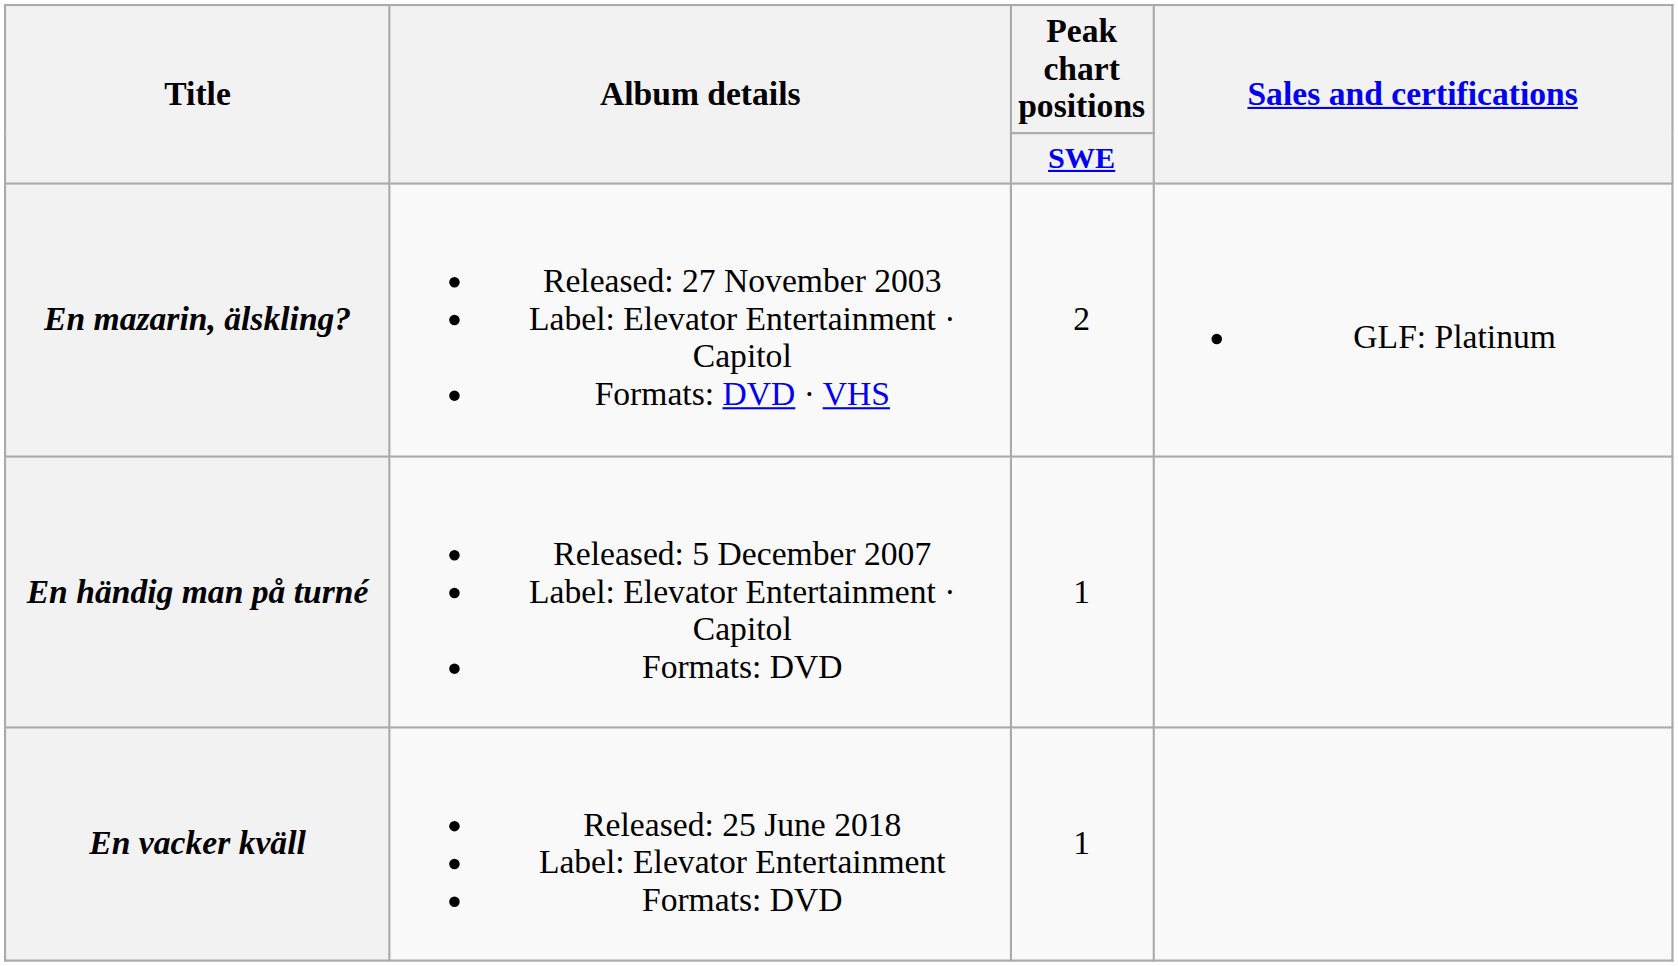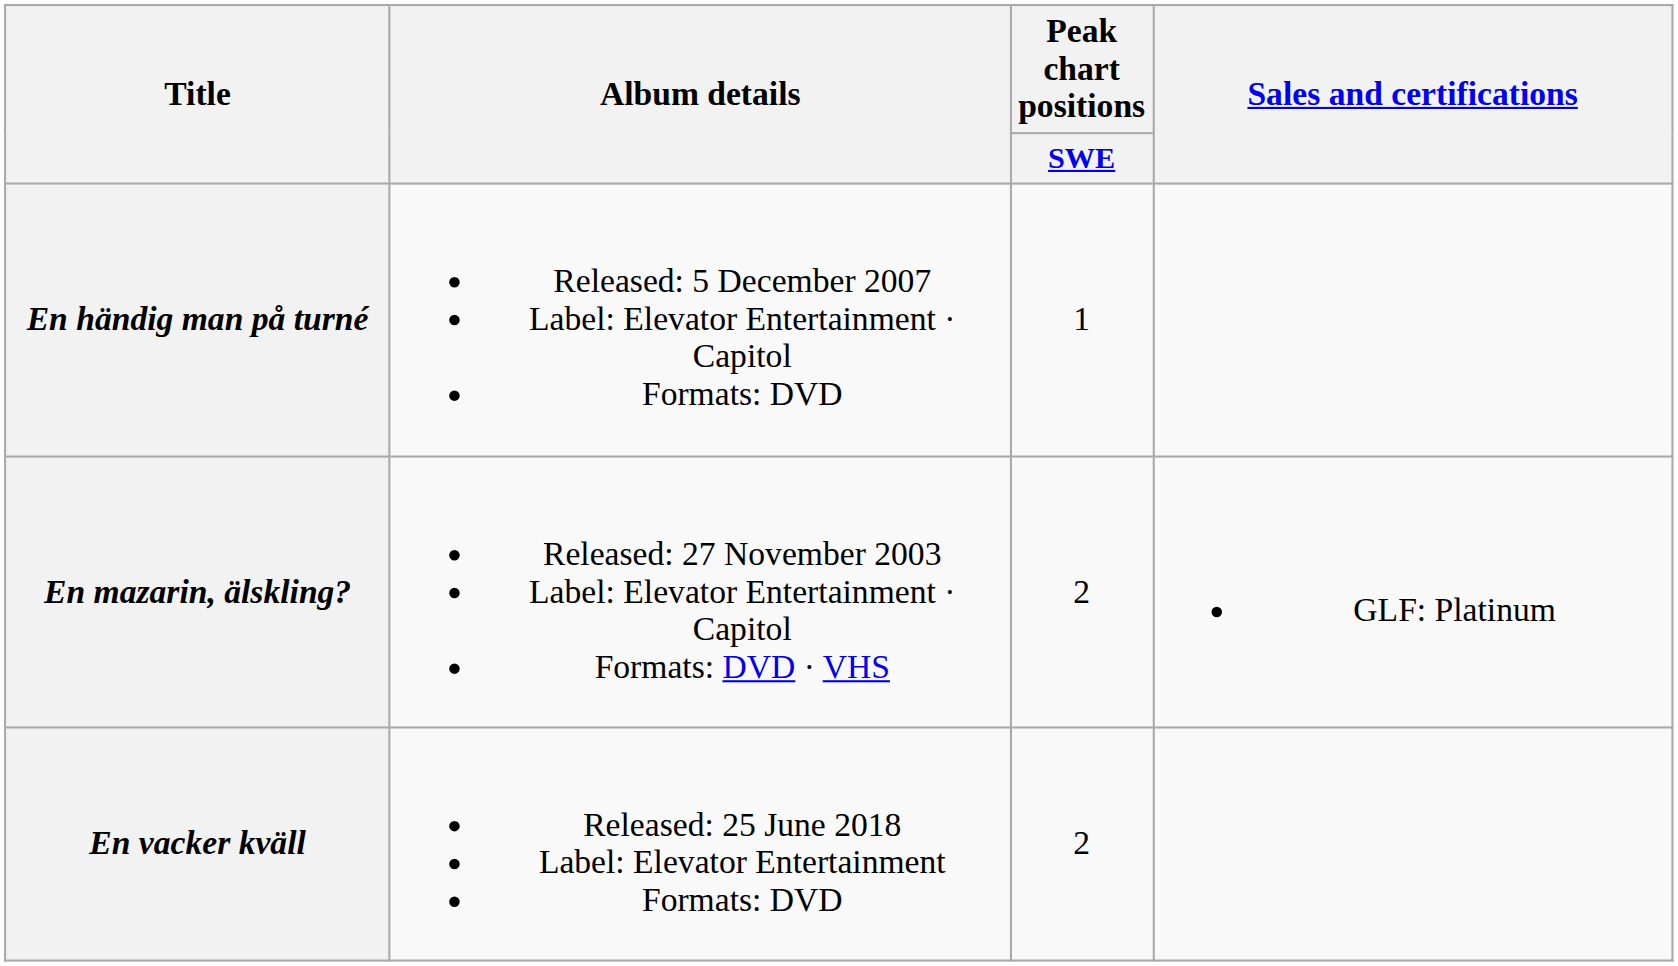rows swapped: (198, 319) <-> (198, 590)
(1082, 843) 1 -> (1082, 843) 2
